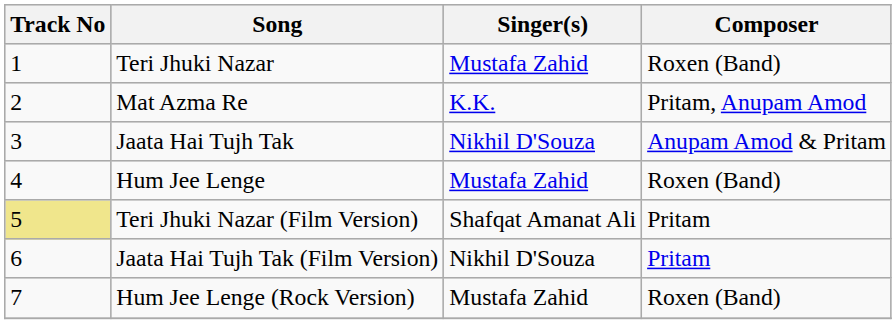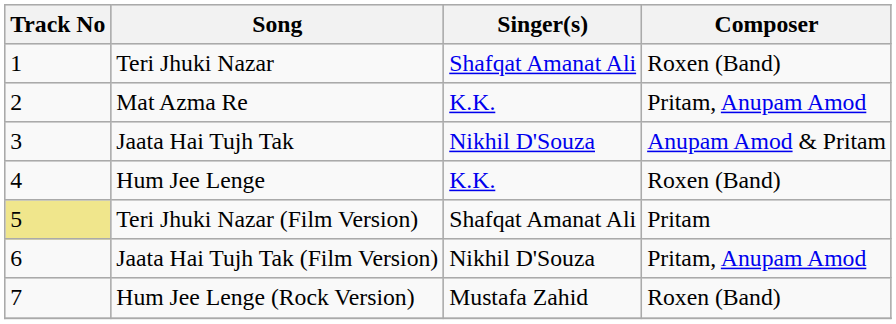(519, 63) Mustafa Zahid -> (543, 63) Shafqat Amanat Ali
(519, 180) Mustafa Zahid -> (472, 180) K.K.
(679, 258) Pritam -> (757, 258) Pritam, Anupam Amod
